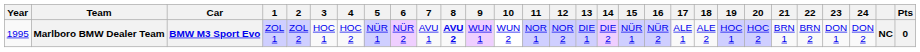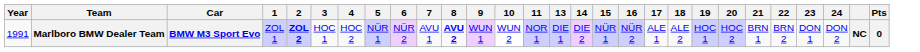- column: (563, 12)
(18, 33) 1995 -> (18, 33) 1991
(299, 33) normal -> (299, 33) bold
